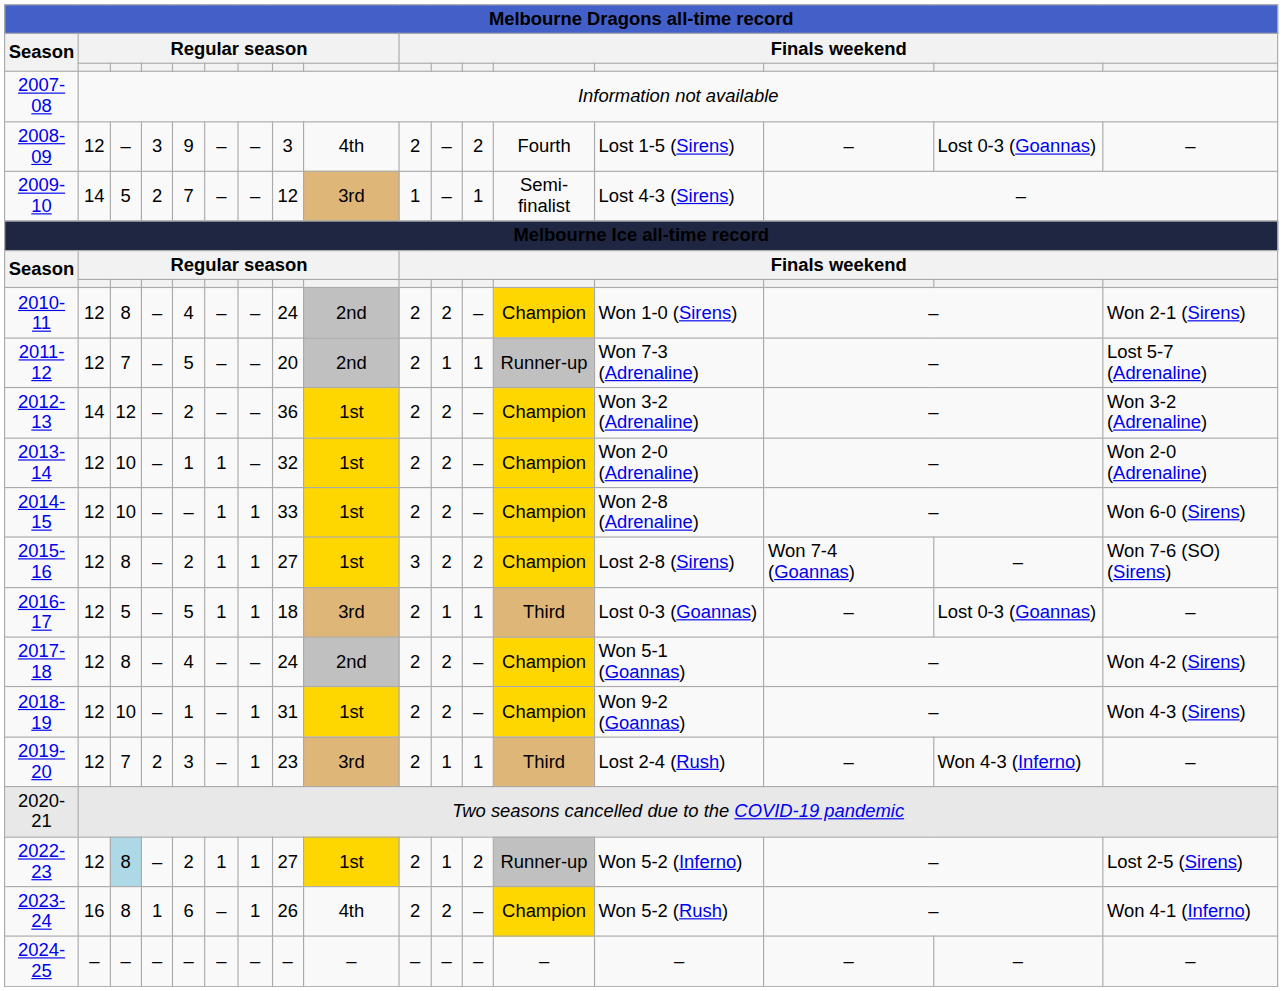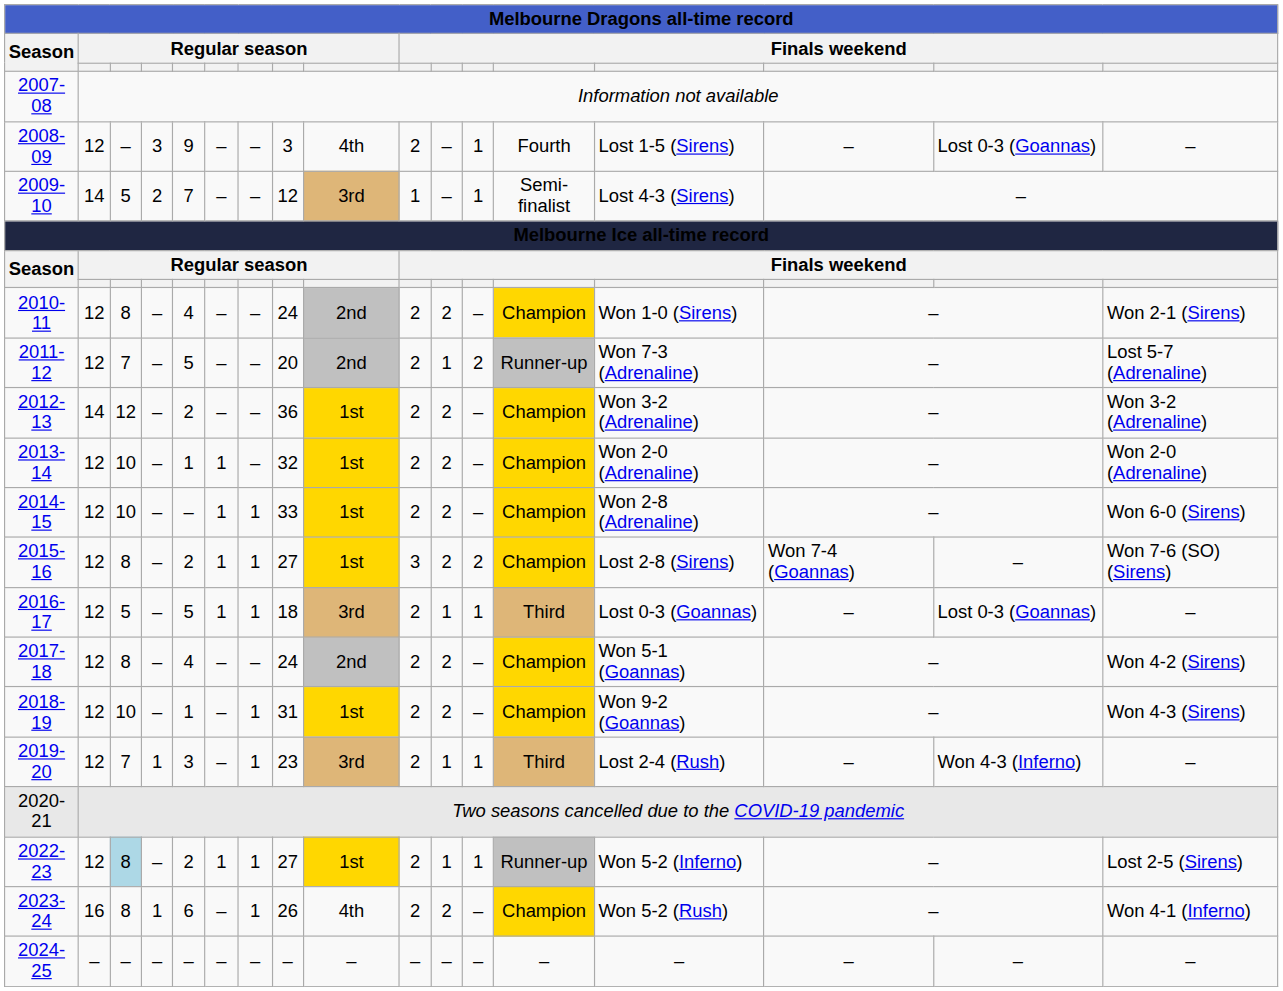(478, 146) 2 -> (478, 146) 1
(478, 362) 1 -> (478, 362) 2
(157, 761) 2 -> (157, 761) 1
(478, 861) 2 -> (478, 861) 1
